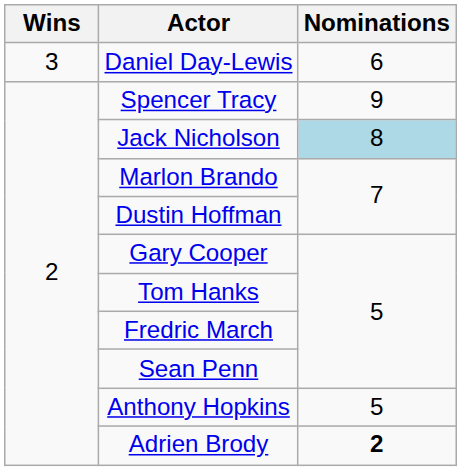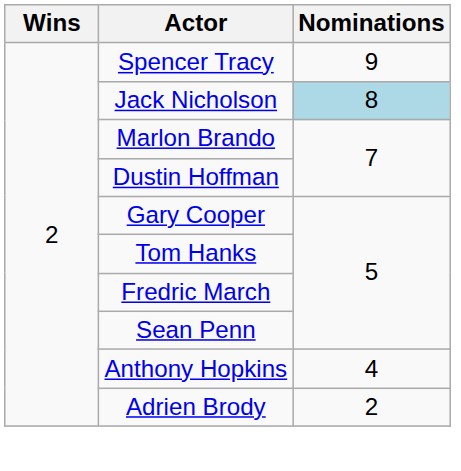- row: (199, 61)
(377, 406) 5 -> (371, 368) 4
(377, 445) bold -> (371, 406) normal
